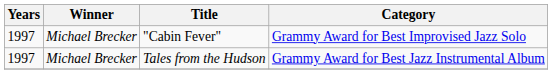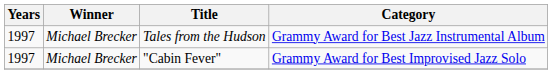rows swapped: (182, 36) <-> (204, 58)
